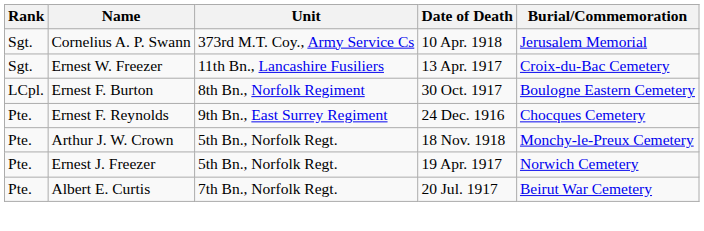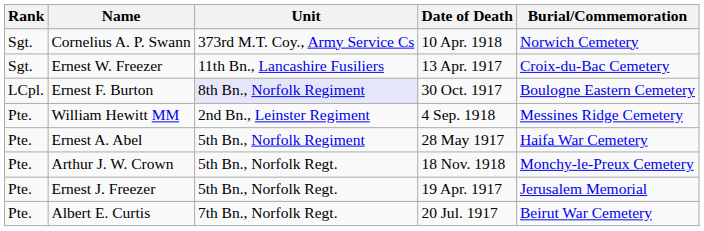(584, 41) Jerusalem Memorial -> (579, 41) Norwich Cemetery
(281, 90) no background -> (281, 90) lavender background
- row: (110, 115)
+ row: (115, 115)
+ row: (97, 139)
(579, 164) Norwich Cemetery -> (584, 189) Jerusalem Memorial
